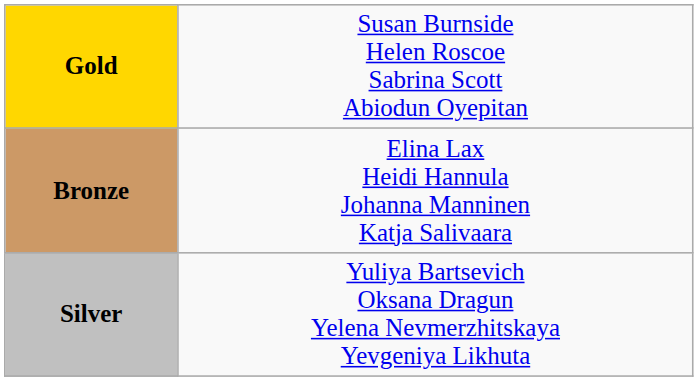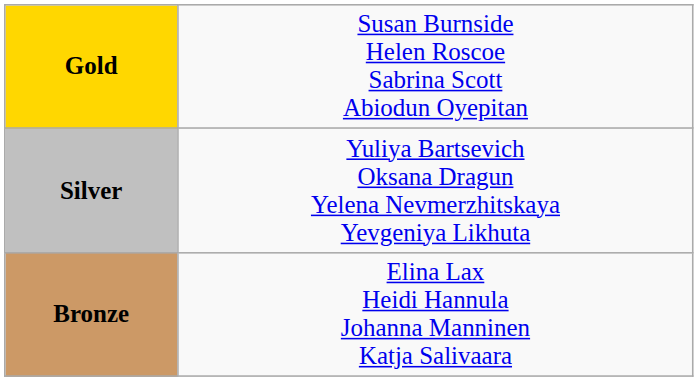rows swapped: (91, 314) <-> (91, 190)
